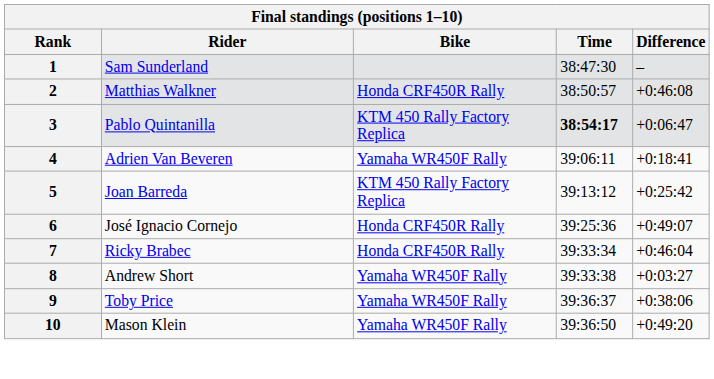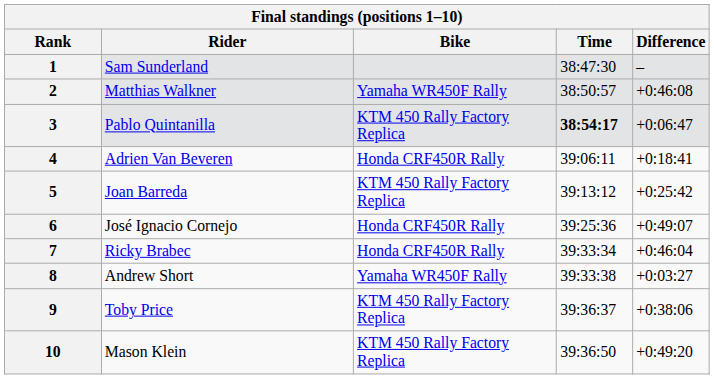(431, 91) Honda CRF450R Rally -> (432, 91) Yamaha WR450F Rally
(432, 158) Yamaha WR450F Rally -> (431, 158) Honda CRF450R Rally
(432, 300) Yamaha WR450F Rally -> (433, 309) KTM 450 Rally Factory Replica
(432, 325) Yamaha WR450F Rally -> (433, 352) KTM 450 Rally Factory Replica
